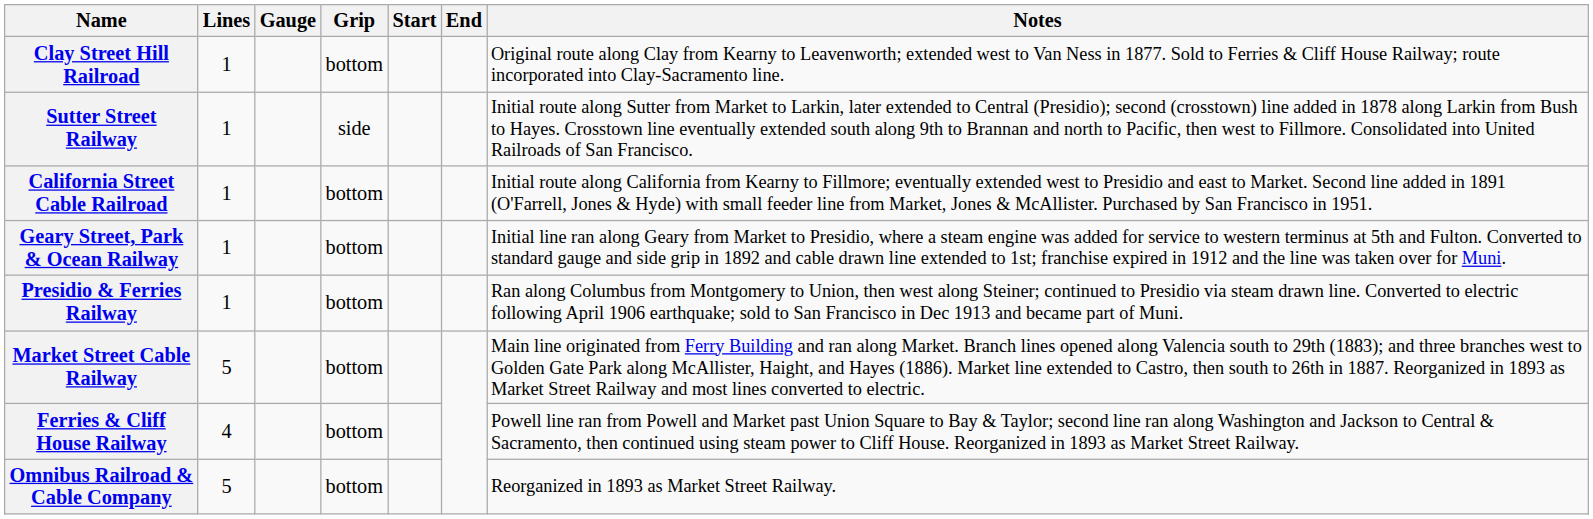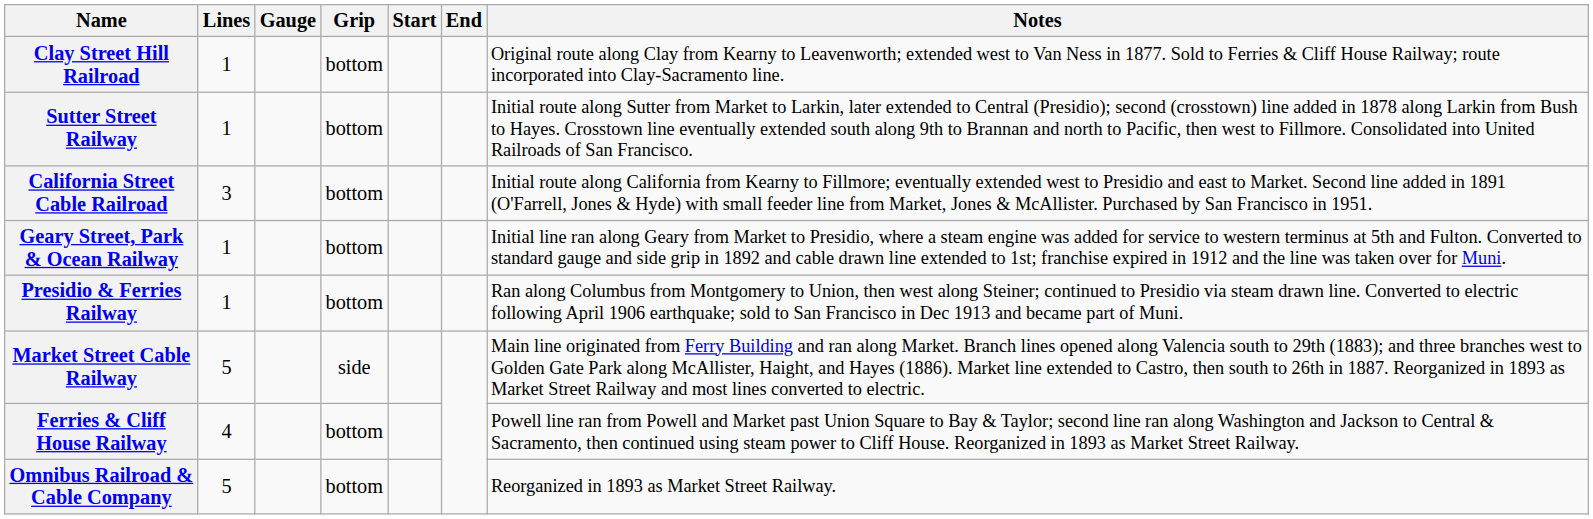(354, 128) side -> (354, 128) bottom
(227, 192) 1 -> (227, 192) 3
(354, 367) bottom -> (354, 367) side
